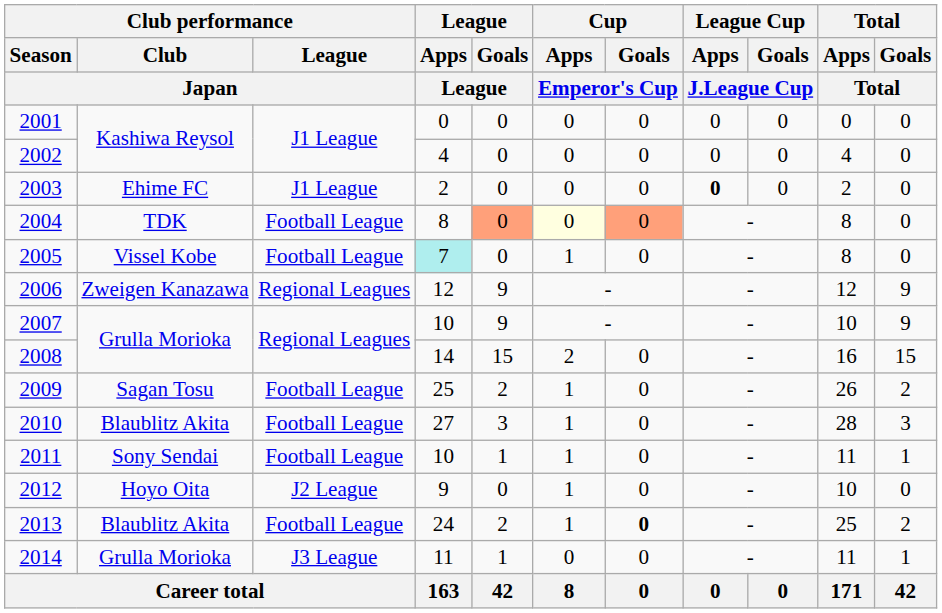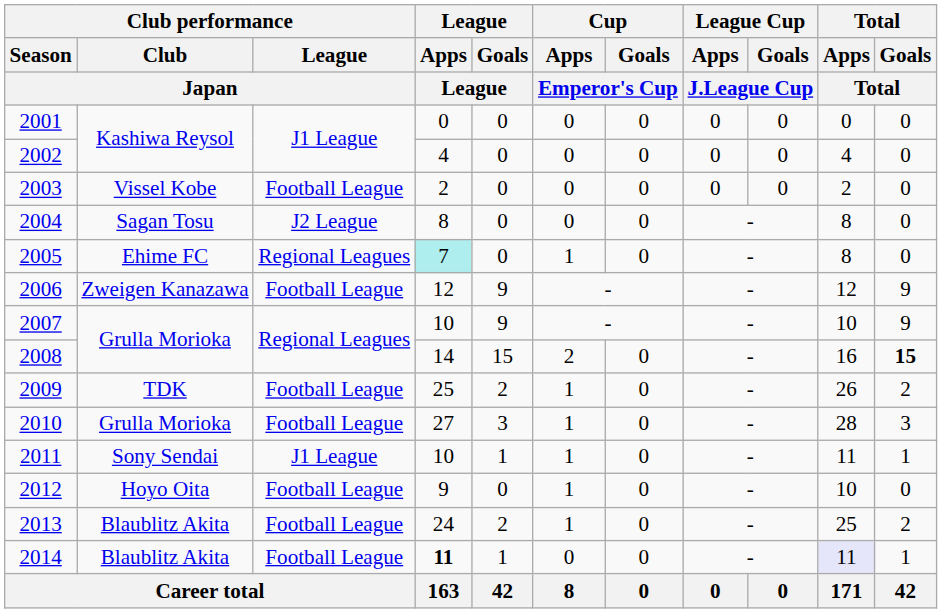(165, 188) Ehime FC -> (165, 188) Vissel Kobe
(334, 188) J1 League -> (334, 188) Football League
(715, 188) bold -> (715, 188) normal
(165, 222) TDK -> (165, 222) Sagan Tosu
(334, 222) Football League -> (334, 222) J2 League
(502, 222) lightsalmon background -> (502, 222) no background
(569, 222) lightyellow background -> (569, 222) no background
(644, 222) lightsalmon background -> (644, 222) no background
(165, 255) Vissel Kobe -> (165, 255) Ehime FC
(334, 255) Football League -> (334, 255) Regional Leagues
(334, 289) Regional Leagues -> (334, 289) Football League
(905, 356) normal -> (905, 356) bold
(165, 389) Sagan Tosu -> (165, 389) TDK
(165, 423) Blaublitz Akita -> (165, 423) Grulla Morioka
(334, 456) Football League -> (334, 456) J1 League
(334, 490) J2 League -> (334, 490) Football League
(644, 523) bold -> (644, 523) normal
(165, 557) Grulla Morioka -> (165, 557) Blaublitz Akita
(334, 557) J3 League -> (334, 557) Football League
(443, 557) normal -> (443, 557) bold
(846, 557) no background -> (846, 557) lavender background
